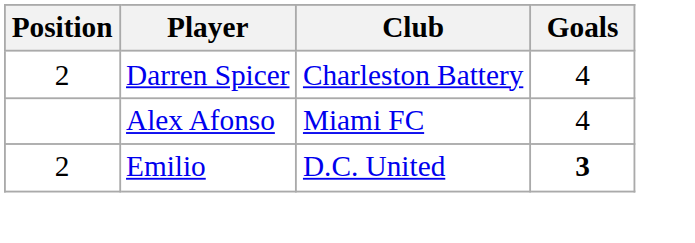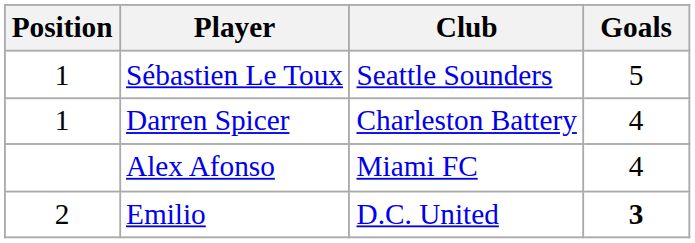+ row: (235, 74)
(62, 74) 2 -> (62, 120) 1
